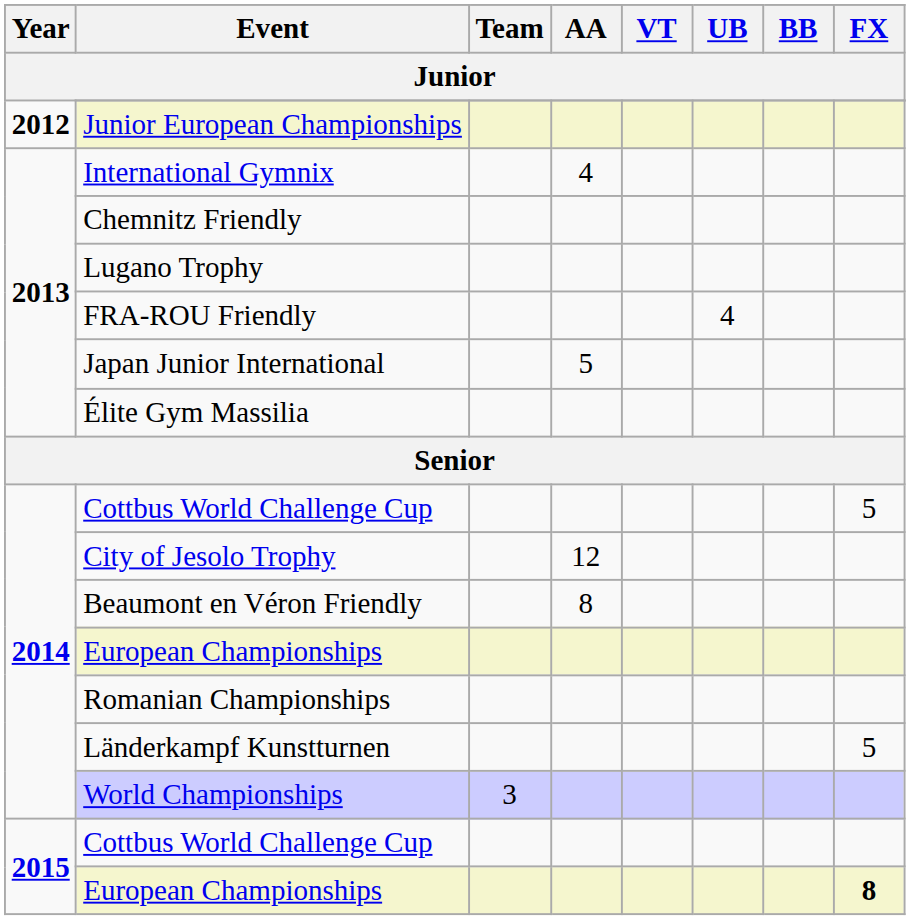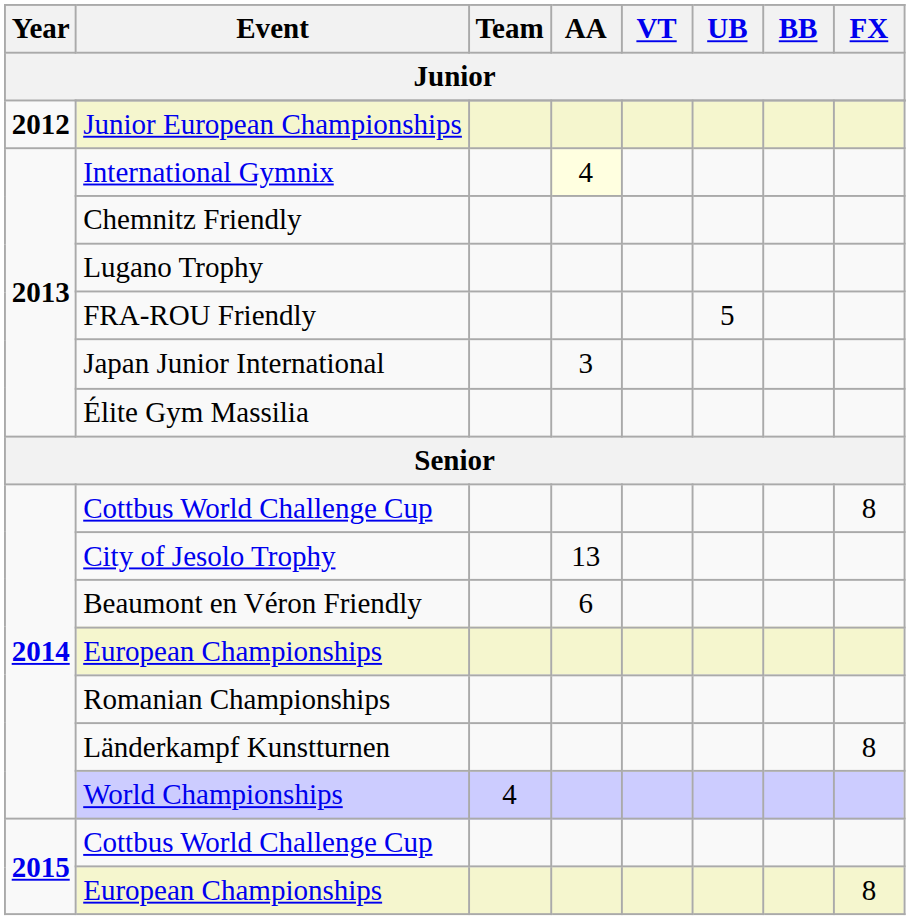(586, 172) no background -> (586, 172) lightyellow background
(727, 315) 4 -> (727, 315) 5
(586, 363) 5 -> (586, 363) 3
(869, 507) 5 -> (869, 507) 8
(586, 555) 12 -> (586, 555) 13
(586, 603) 8 -> (586, 603) 6
(869, 746) 5 -> (869, 746) 8
(509, 794) 3 -> (509, 794) 4
(869, 890) bold -> (869, 890) normal
